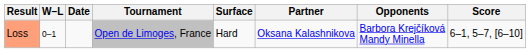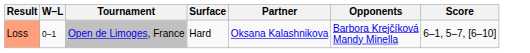- column: (79, 12)
